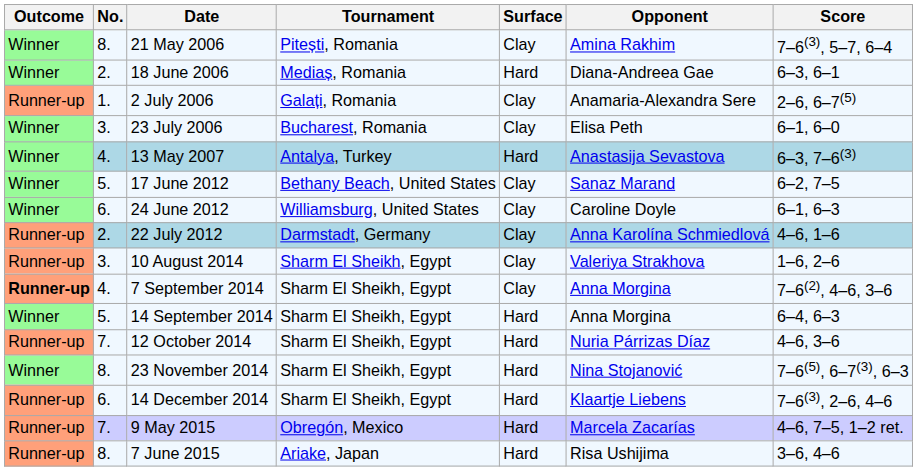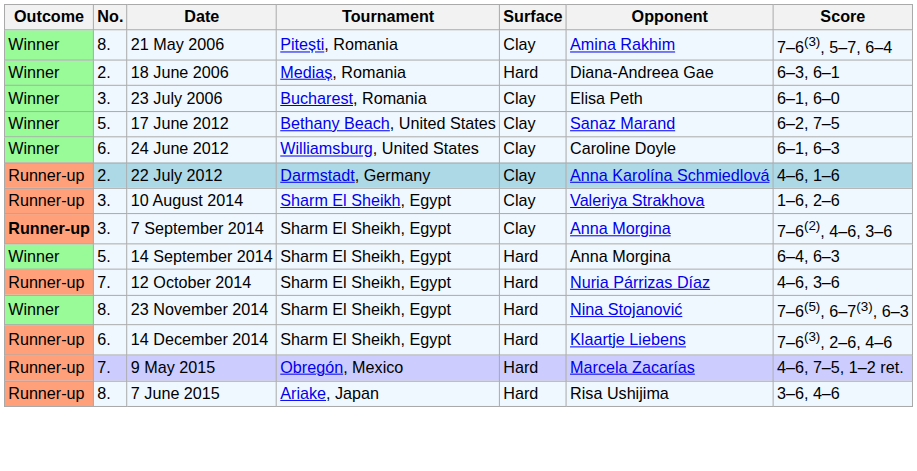- row: (172, 100)
- row: (178, 156)
(104, 288) 4. -> (104, 228) 3.
